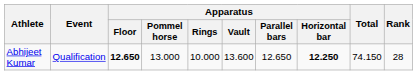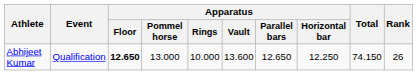(324, 57) bold -> (324, 57) normal
(398, 57) 28 -> (398, 57) 26
